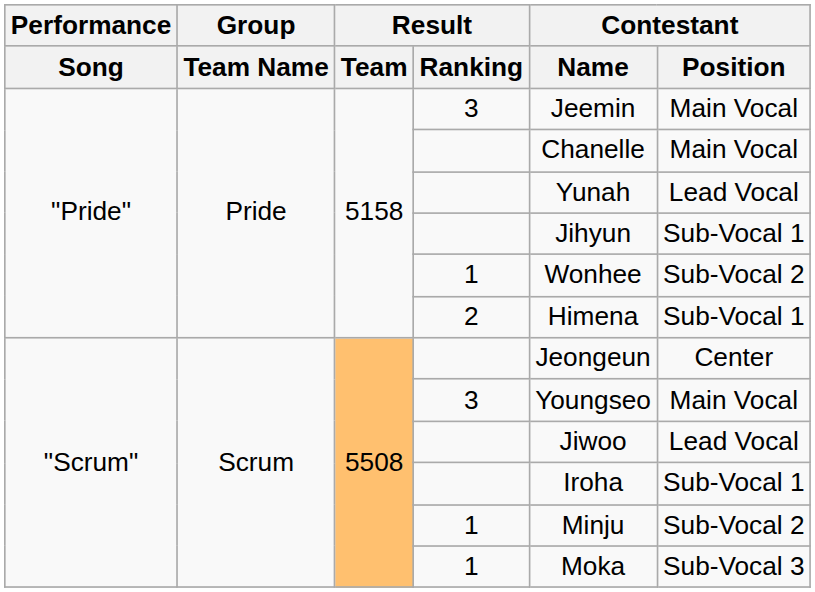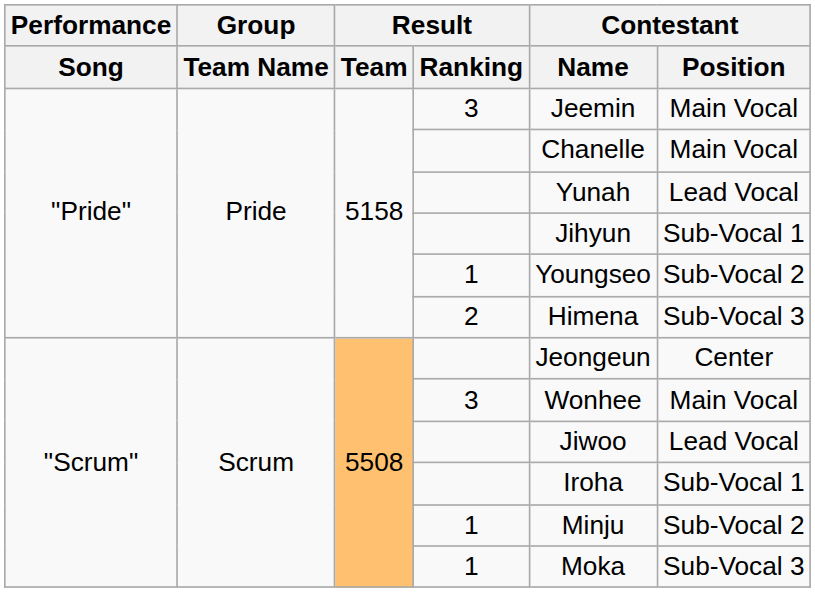(593, 274) Wonhee -> (593, 274) Youngseo
(734, 316) Sub-Vocal 1 -> (734, 316) Sub-Vocal 3
(593, 399) Youngseo -> (593, 399) Wonhee
